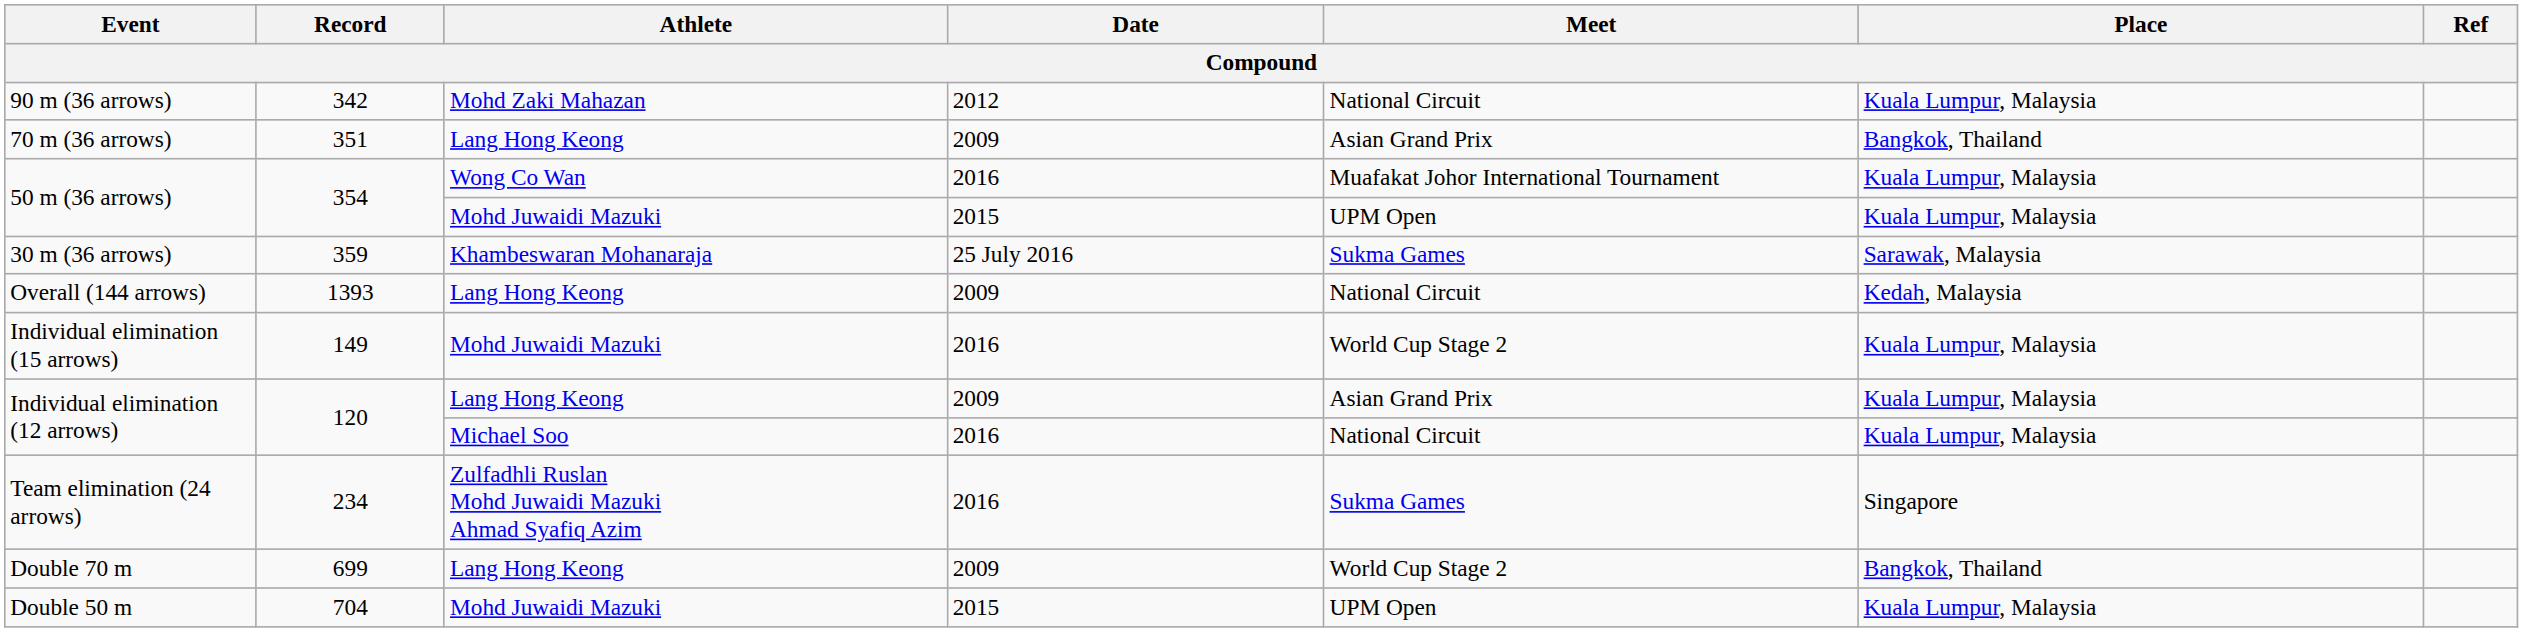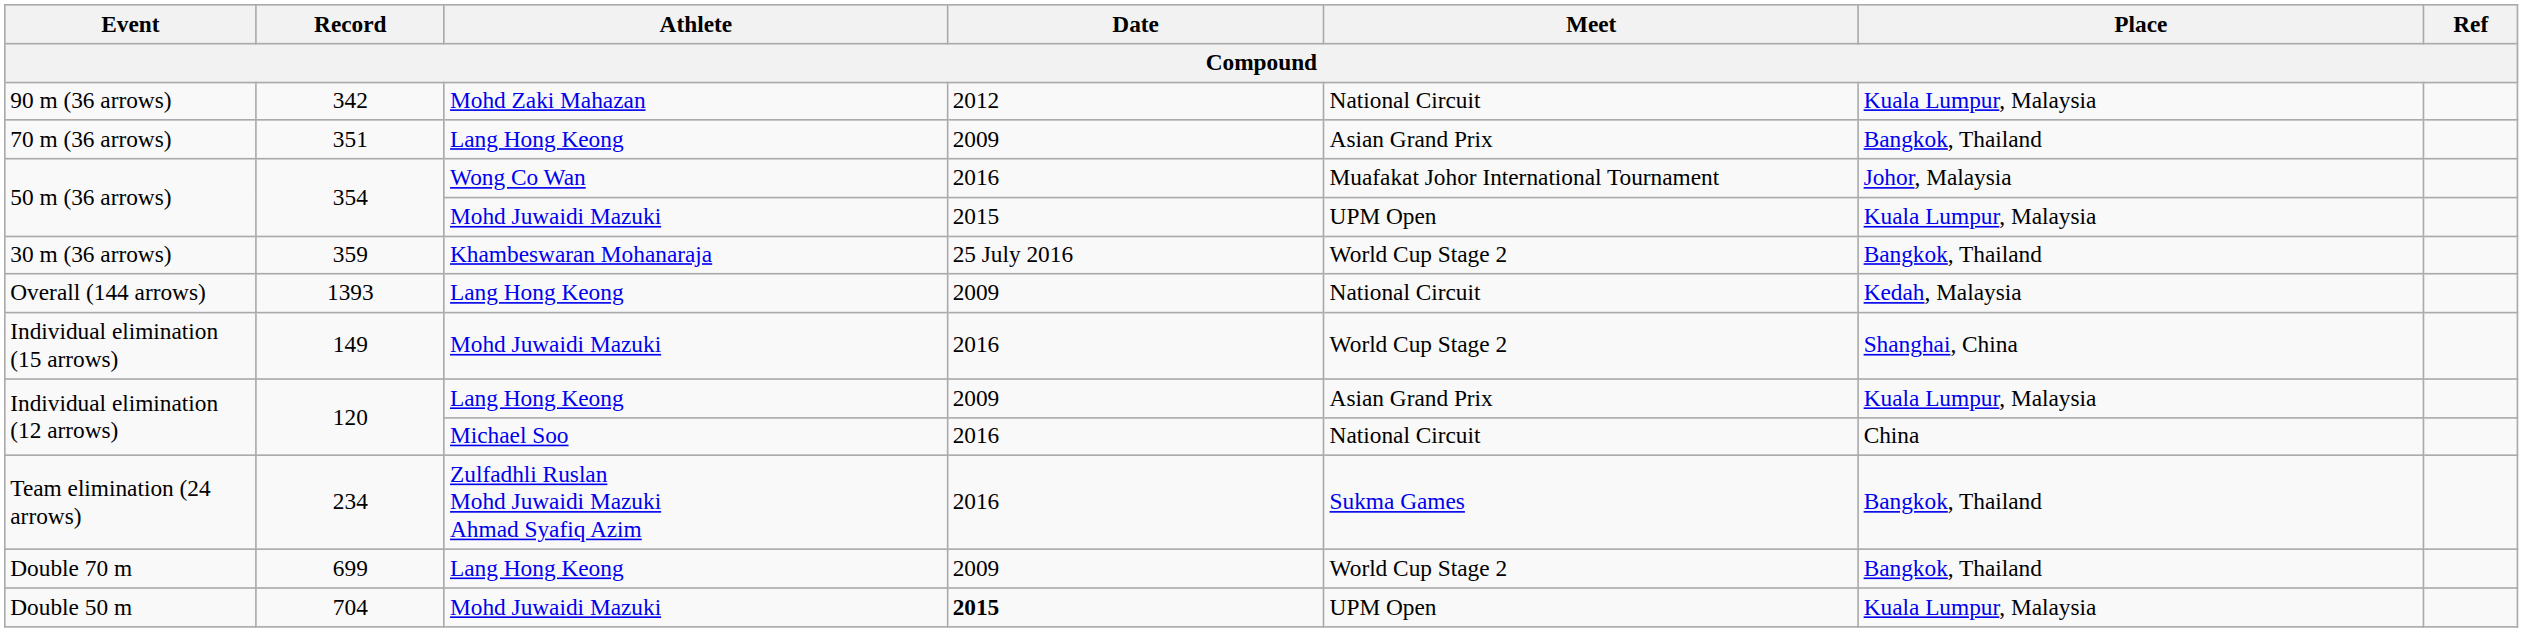(1980, 178) Kuala Lumpur, Malaysia -> (1938, 178) Johor, Malaysia
(1397, 254) Sukma Games -> (1418, 254) World Cup Stage 2
(1952, 254) Sarawak, Malaysia -> (1953, 254) Bangkok, Thailand
(1980, 345) Kuala Lumpur, Malaysia -> (1941, 345) Shanghai, China
(1980, 436) Kuala Lumpur, Malaysia -> (1891, 436) China
(1911, 502) Singapore -> (1953, 502) Bangkok, Thailand
(976, 606) normal -> (976, 606) bold
